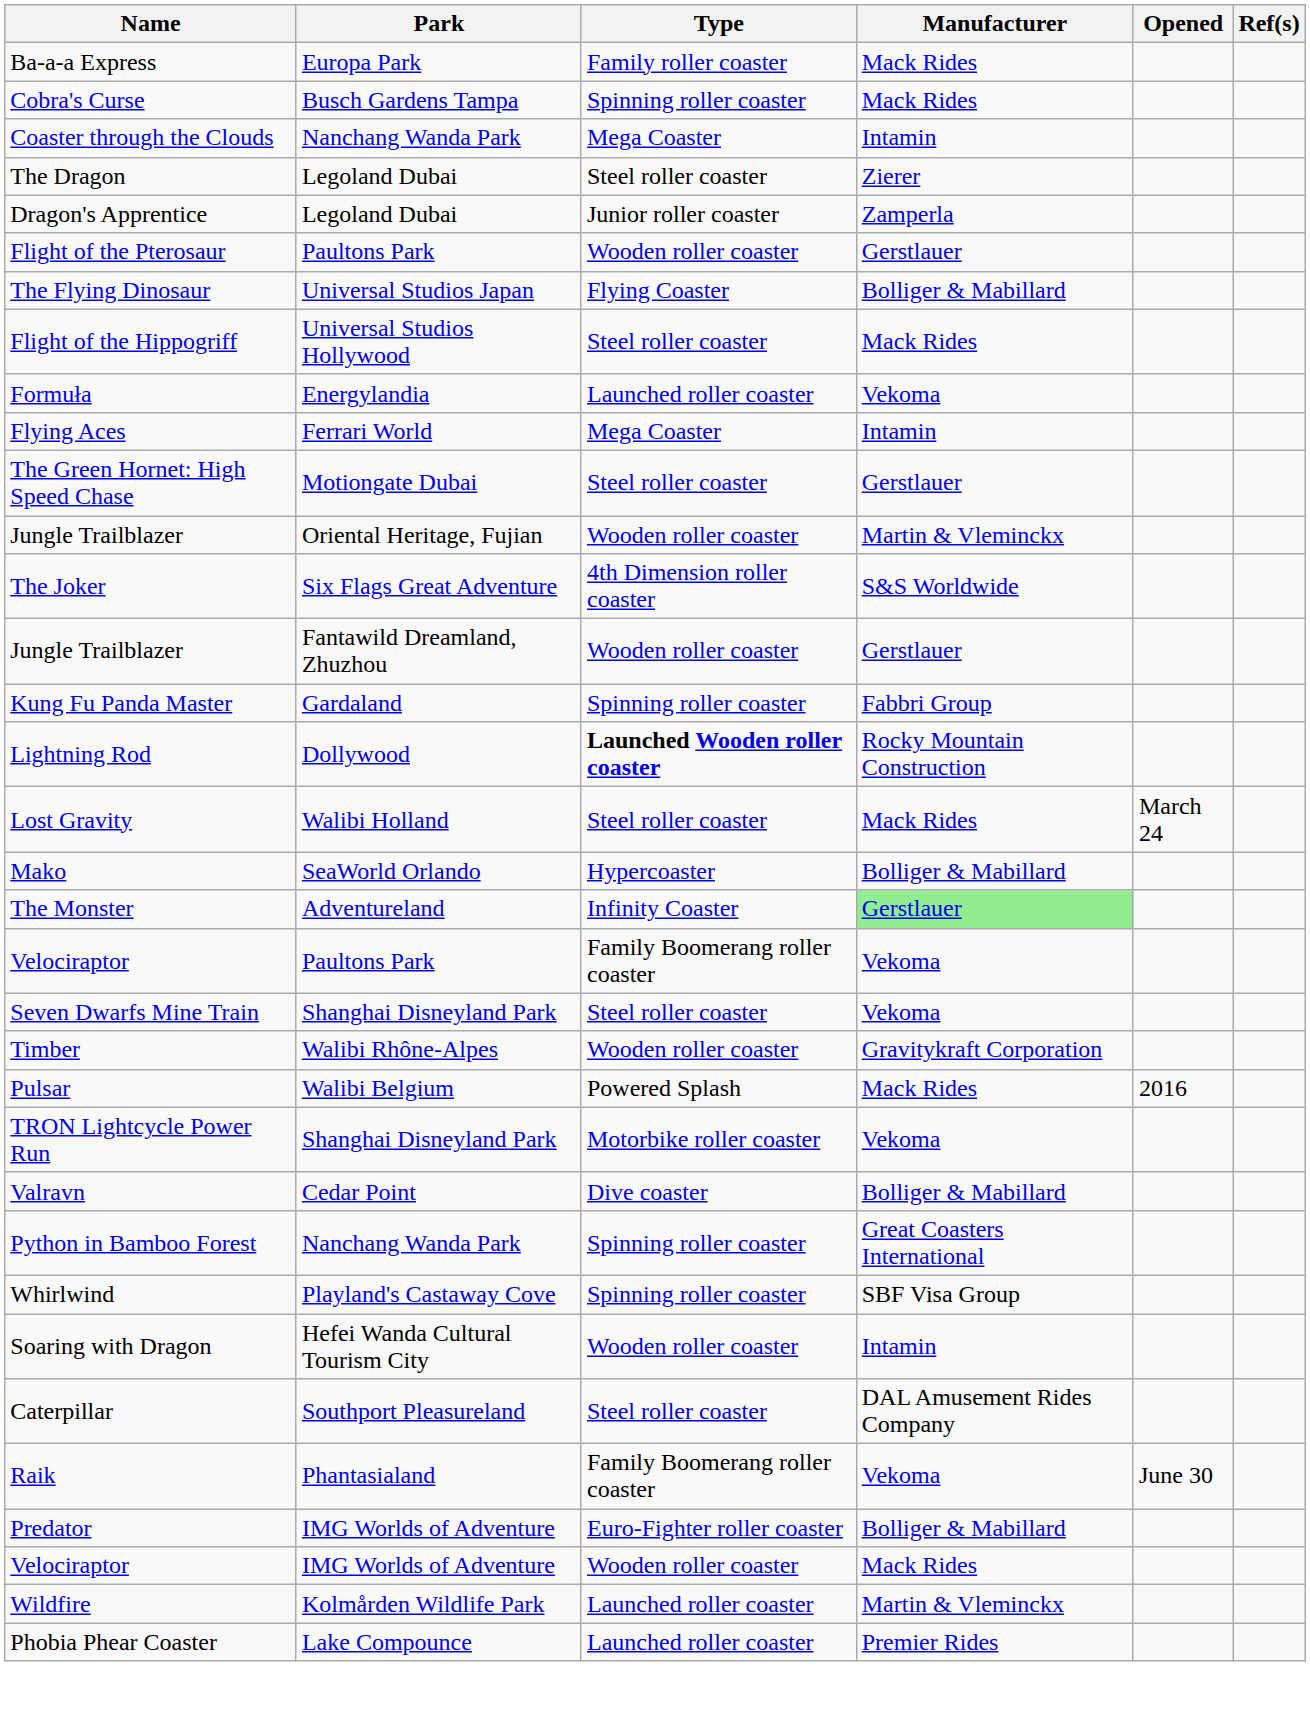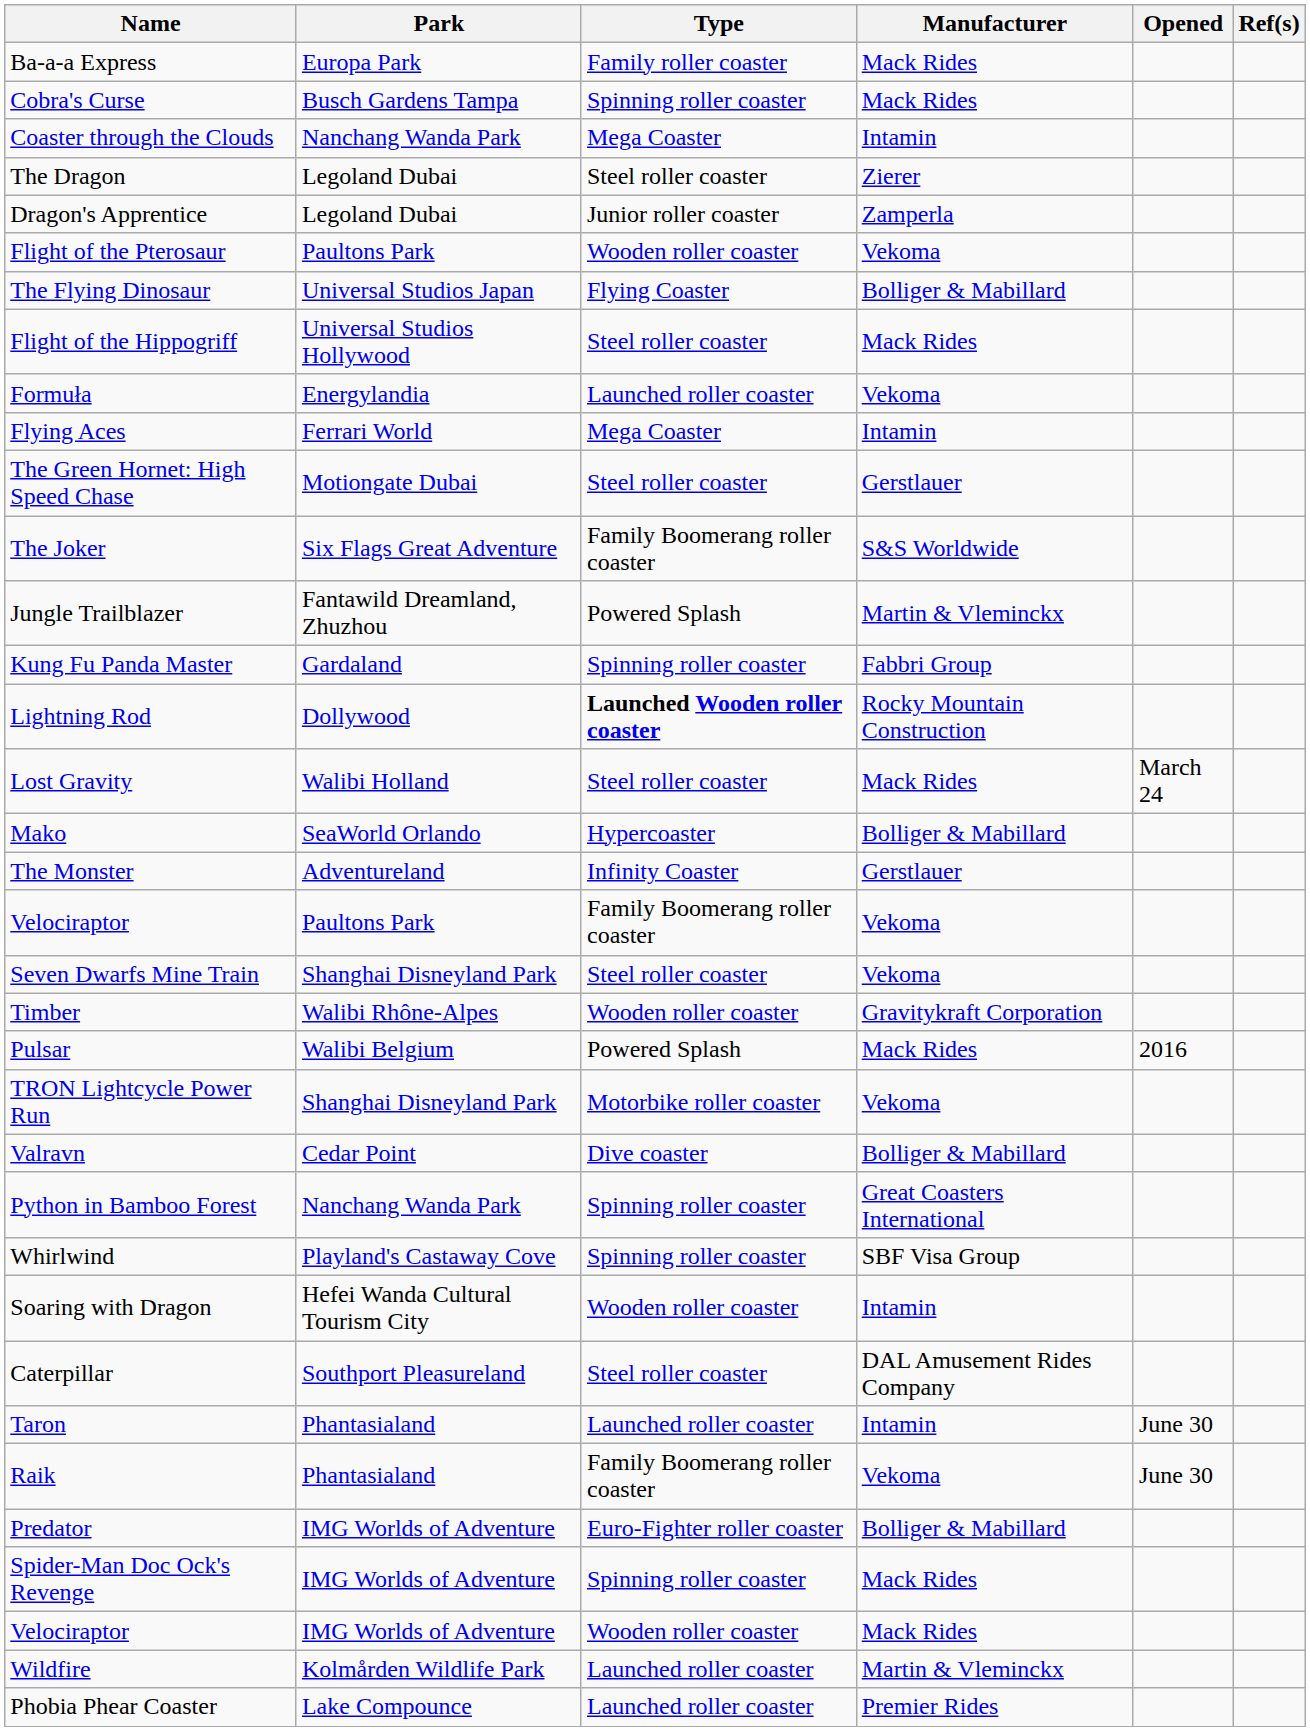(912, 251) Gerstlauer -> (901, 251) Vekoma
- row: (97, 534)
(687, 585) 4th Dimension roller coaster -> (709, 547) Family Boomerang roller coaster
(693, 650) Wooden roller coaster -> (664, 612) Powered Splash
(912, 650) Gerstlauer -> (963, 612) Martin & Vleminckx
(912, 908) lightgreen background -> (912, 870) no background
+ row: (38, 1424)
+ row: (120, 1579)
